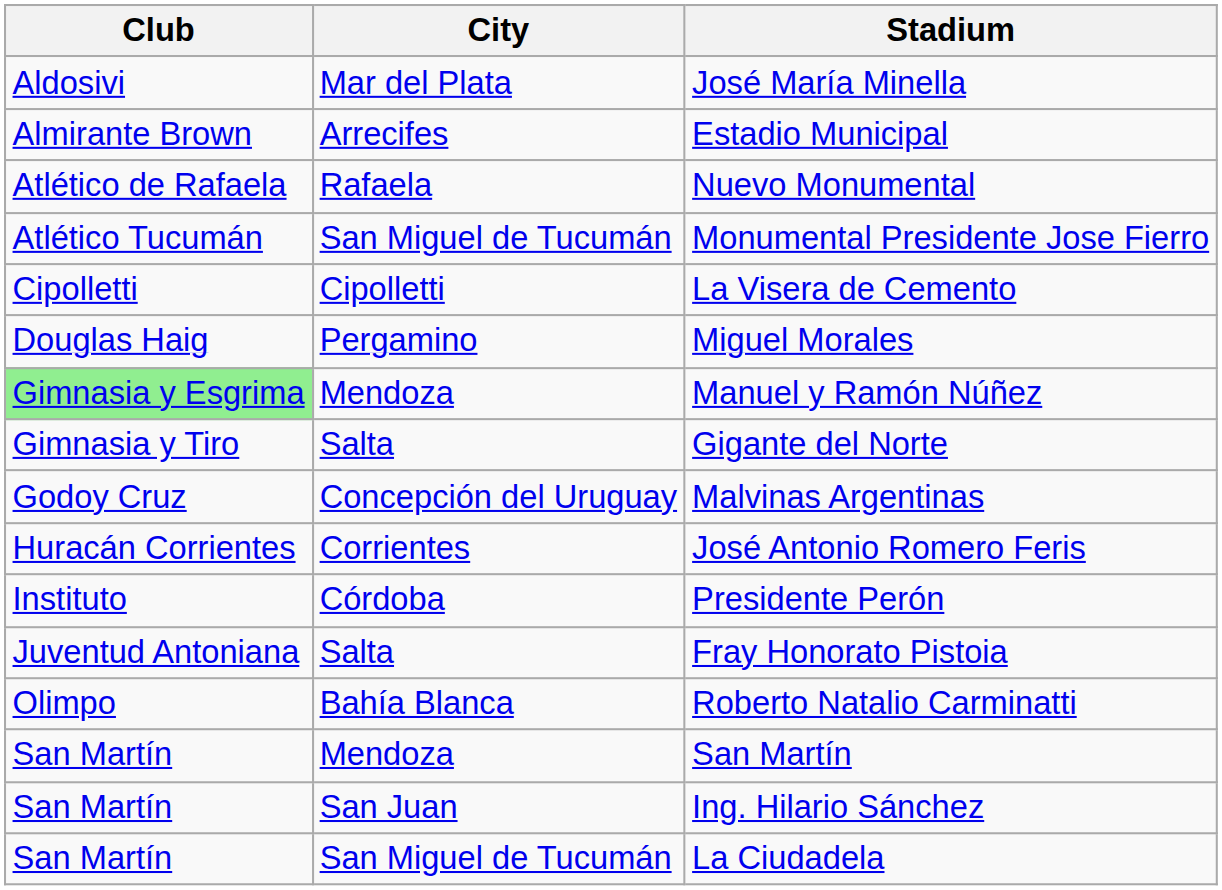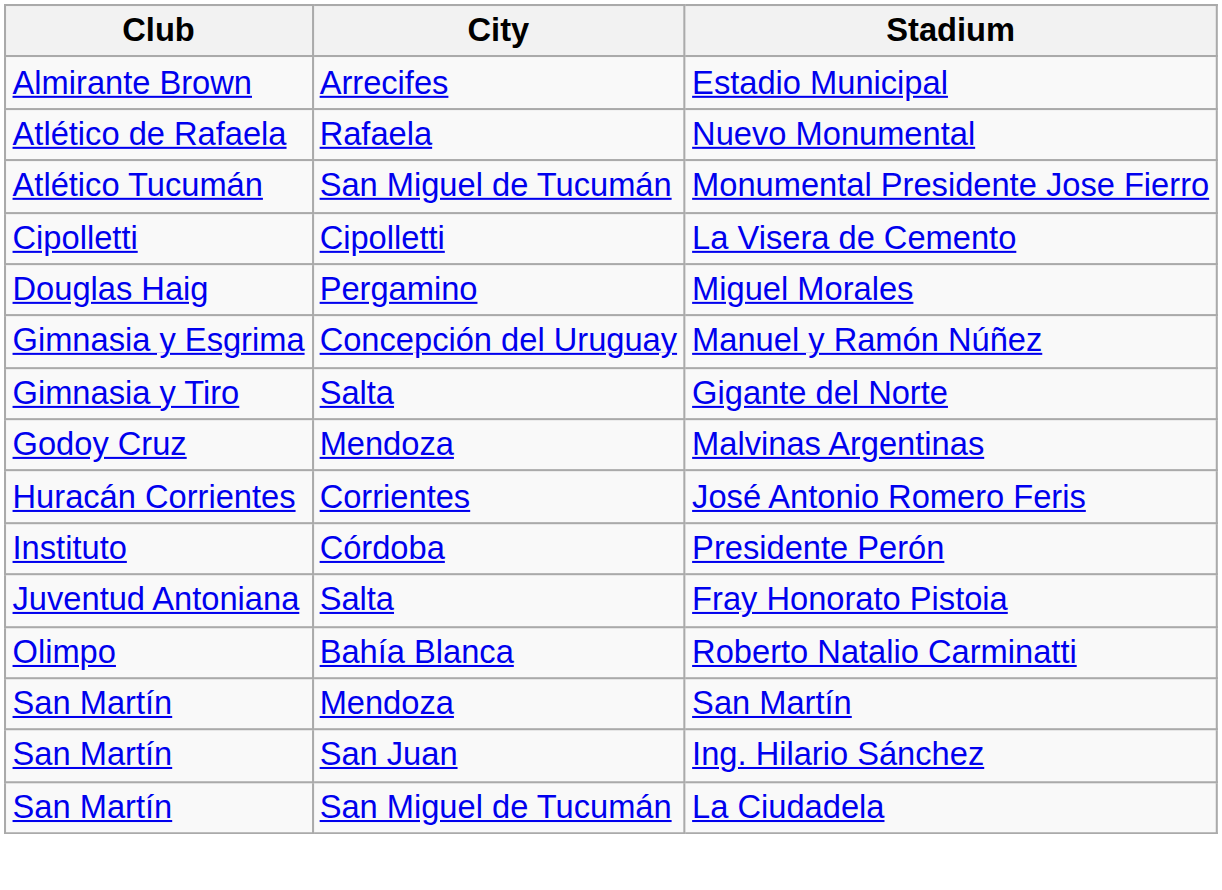- row: (829, 82)
(159, 392) lightgreen background -> (159, 340) no background
(387, 392) Mendoza -> (498, 340) Concepción del Uruguay
(498, 496) Concepción del Uruguay -> (387, 444) Mendoza
